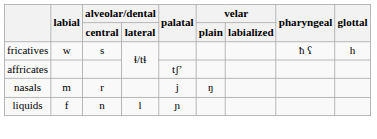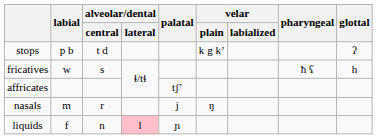+ row: (28, 51)
(140, 106) no background -> (140, 125) pink background
